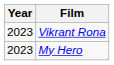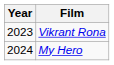(20, 50) 2023 -> (20, 50) 2024
